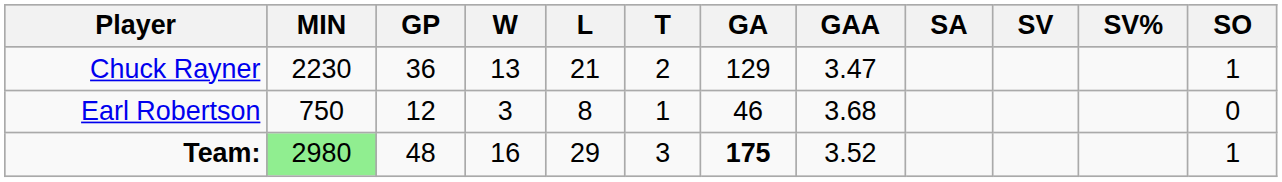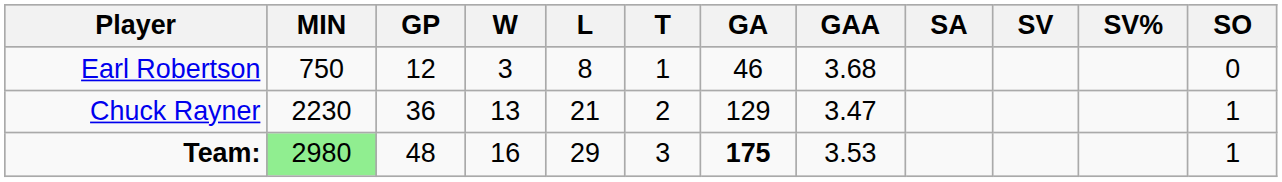rows swapped: (175, 68) <-> (171, 111)
(850, 153) 3.52 -> (850, 153) 3.53
